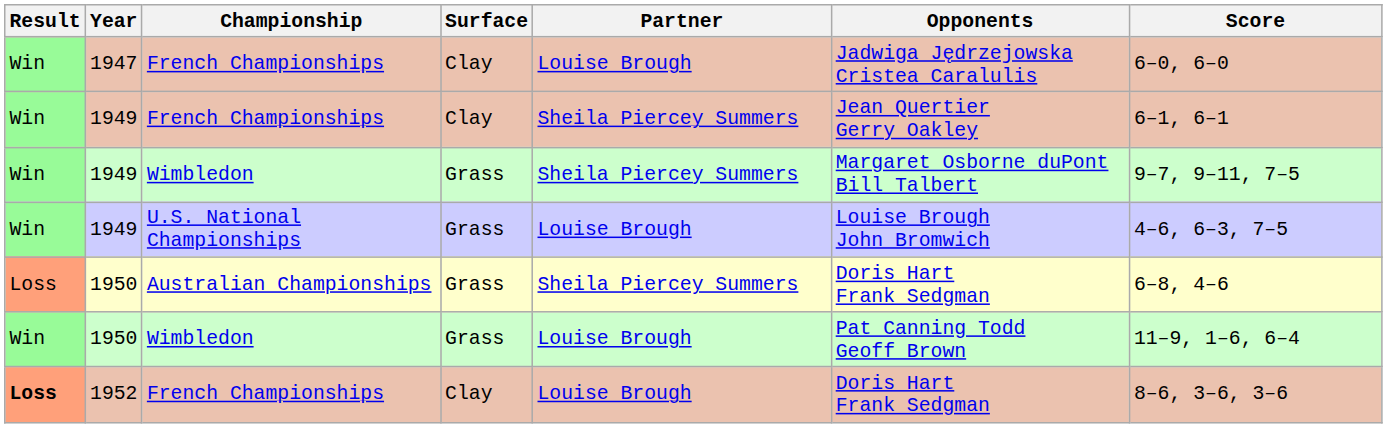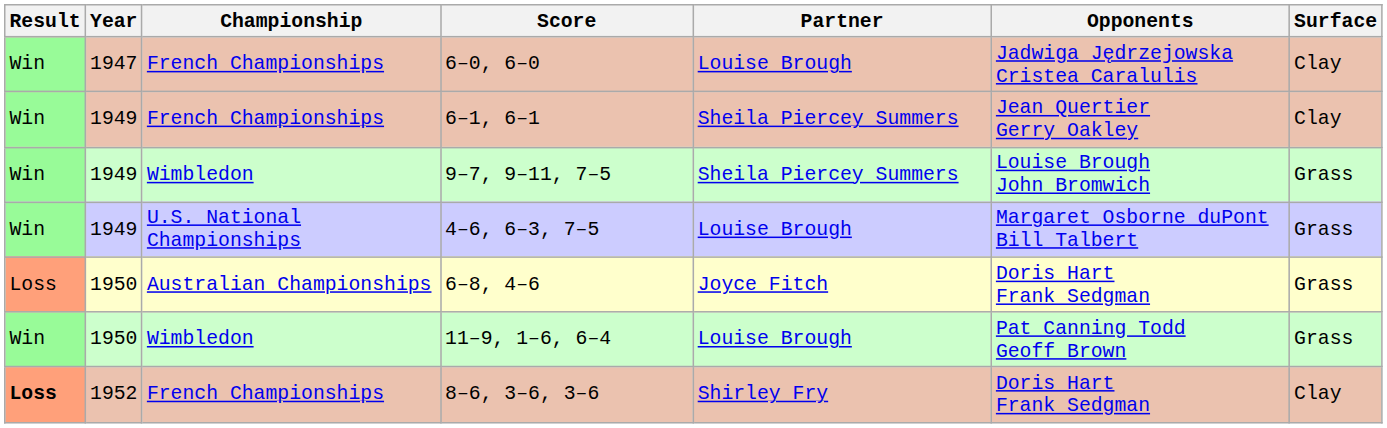columns swapped: (487, 21) <-> (1255, 21)
(972, 174) Margaret Osborne duPont Bill Talbert -> (1073, 174) Louise Brough John Bromwich
(913, 229) Louise Brough John Bromwich -> (1132, 229) Margaret Osborne duPont Bill Talbert
(668, 284) Sheila Piercey Summers -> (763, 284) Joyce Fitch
(615, 394) Louise Brough -> (763, 394) Shirley Fry
